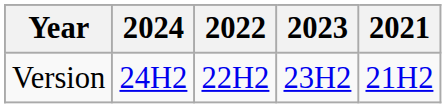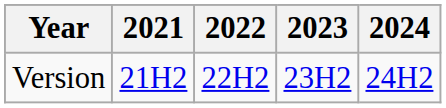columns swapped: (399, 28) <-> (153, 28)
